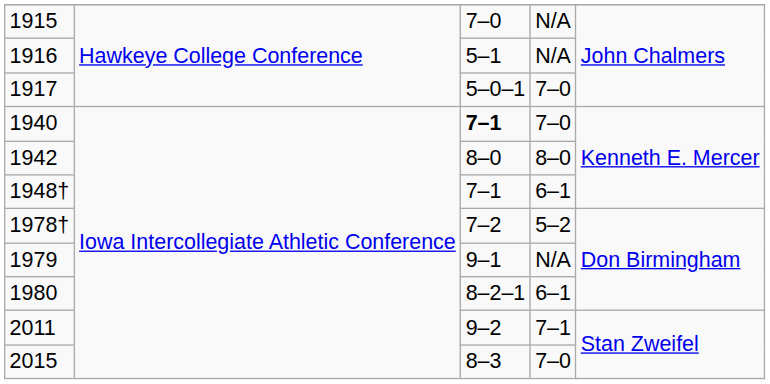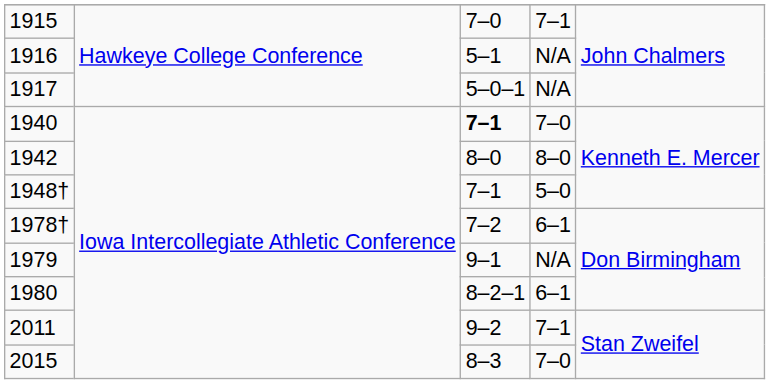(553, 21) N/A -> (553, 21) 7–1
(553, 89) 7–0 -> (553, 89) N/A
(553, 191) 6–1 -> (553, 191) 5–0
(553, 225) 5–2 -> (553, 225) 6–1
